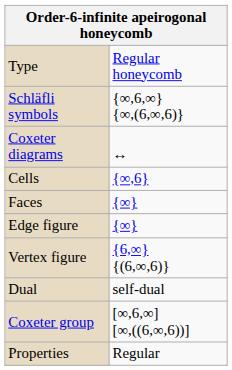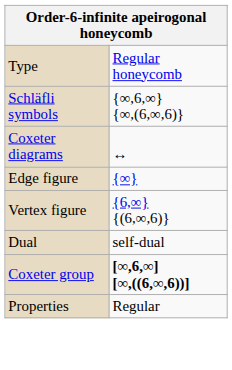- row: (24, 178)
- row: (25, 202)
(151, 321) normal -> (151, 274) bold
